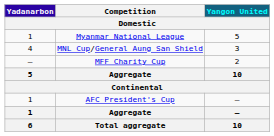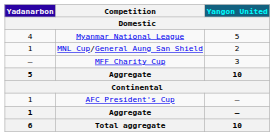(30, 36) 1 -> (30, 36) 4
(30, 49) 4 -> (30, 49) 1
(237, 49) 3 -> (237, 49) 2
(237, 62) 2 -> (237, 62) 3
